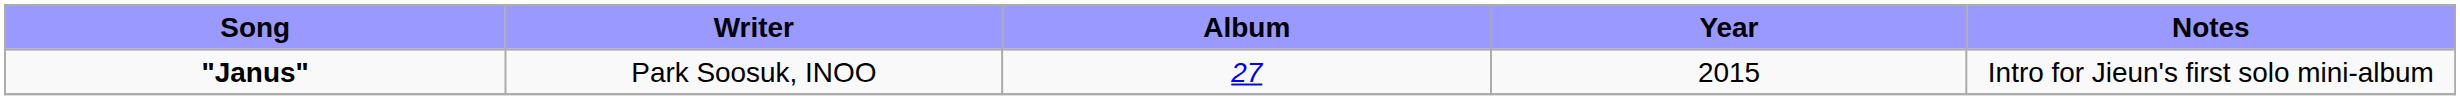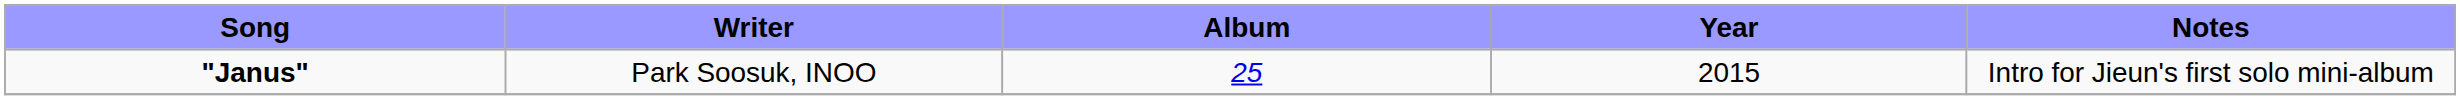(1247, 71) 27 -> (1247, 71) 25
